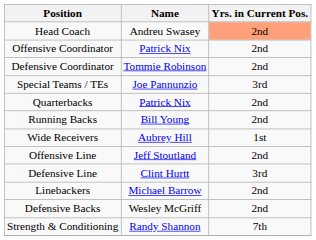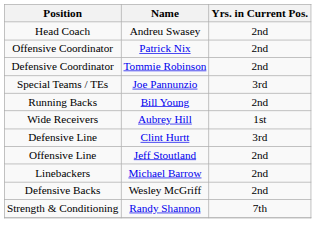(260, 31) lightsalmon background -> (260, 31) no background
- row: (63, 102)
rows swapped: (63, 155) <-> (63, 173)
